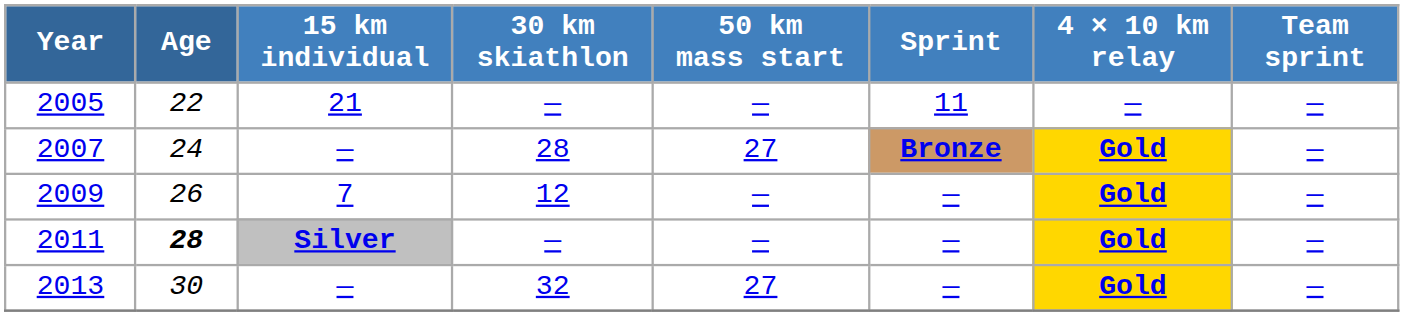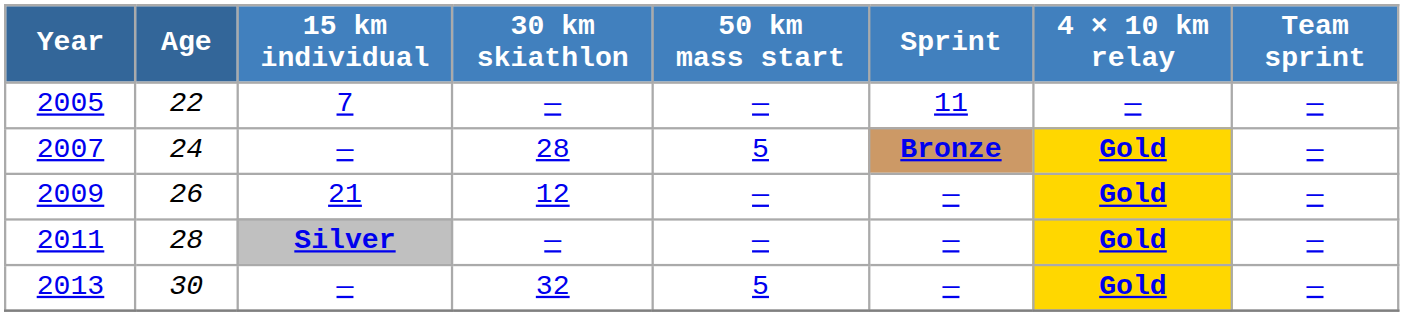(345, 106) 21 -> (345, 106) 7
(761, 151) 27 -> (761, 151) 5
(345, 197) 7 -> (345, 197) 21
(186, 242) bold -> (186, 242) normal
(761, 287) 27 -> (761, 287) 5
